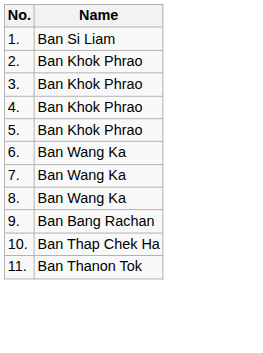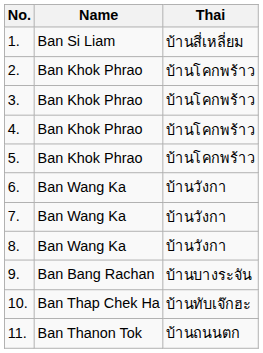+ column: (211, 15)
